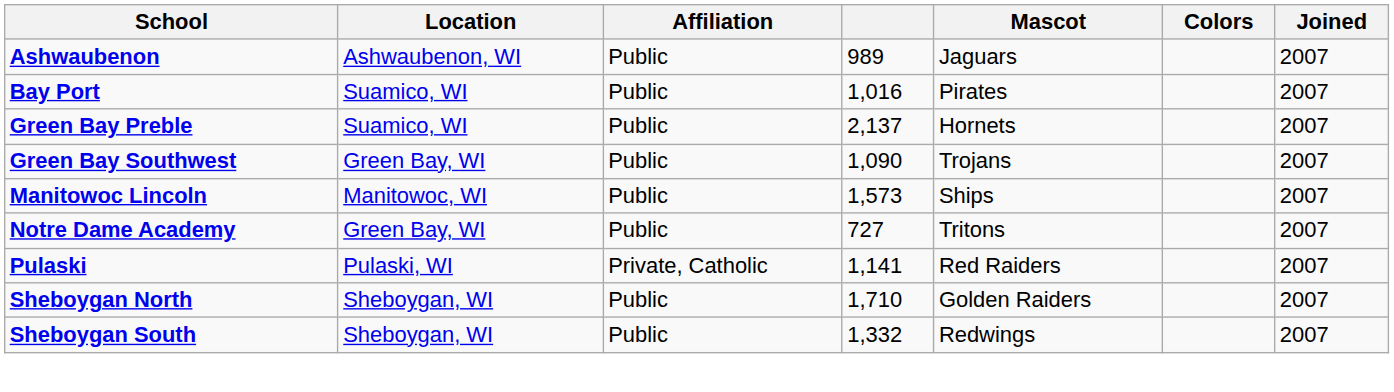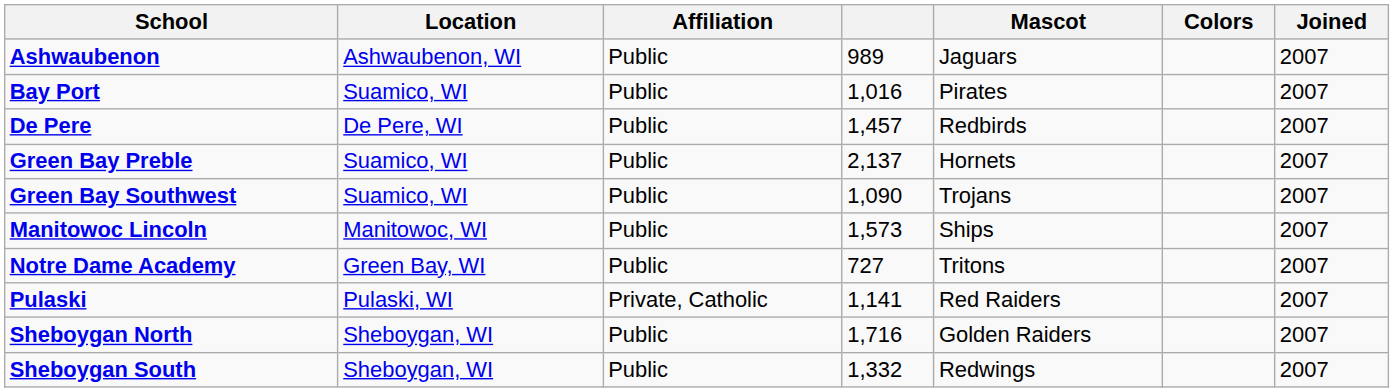+ row: (51, 126)
(414, 160) Green Bay, WI -> (405, 195) Suamico, WI
(875, 299) 1,710 -> (875, 334) 1,716
